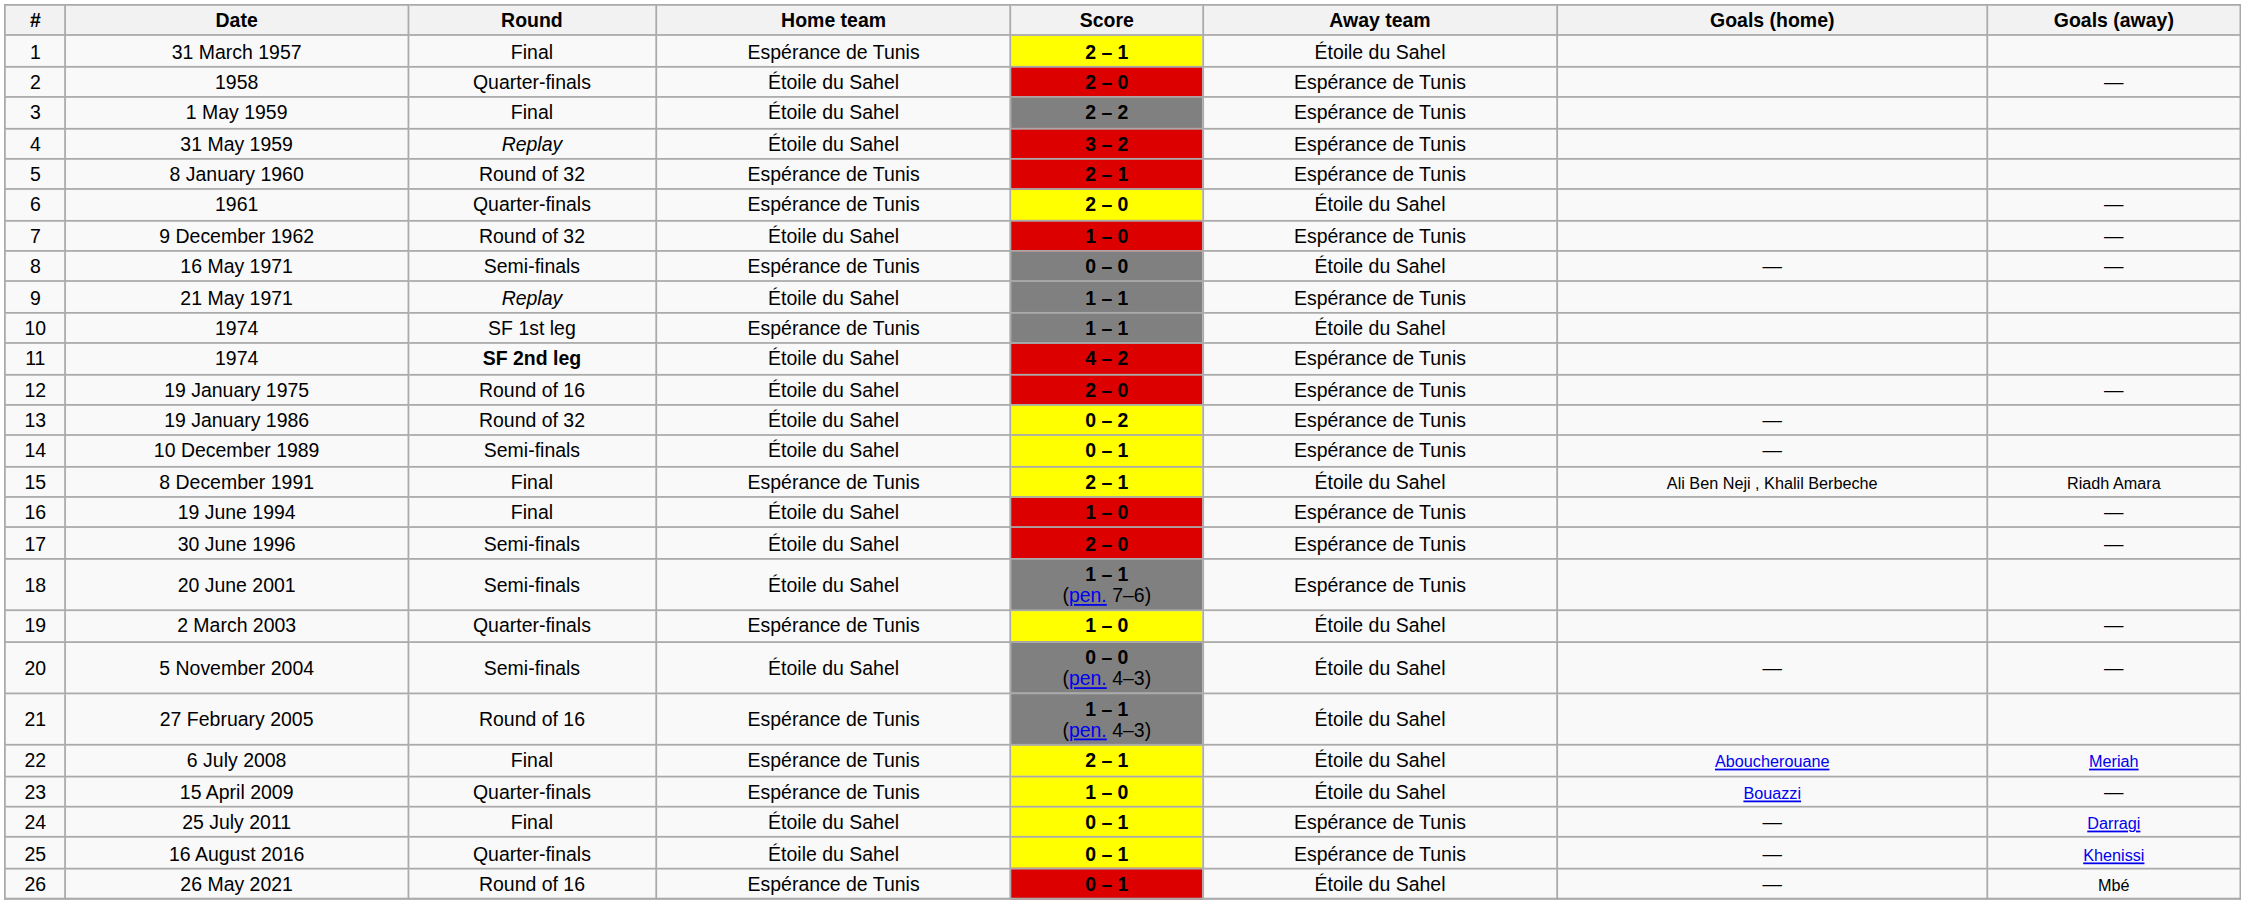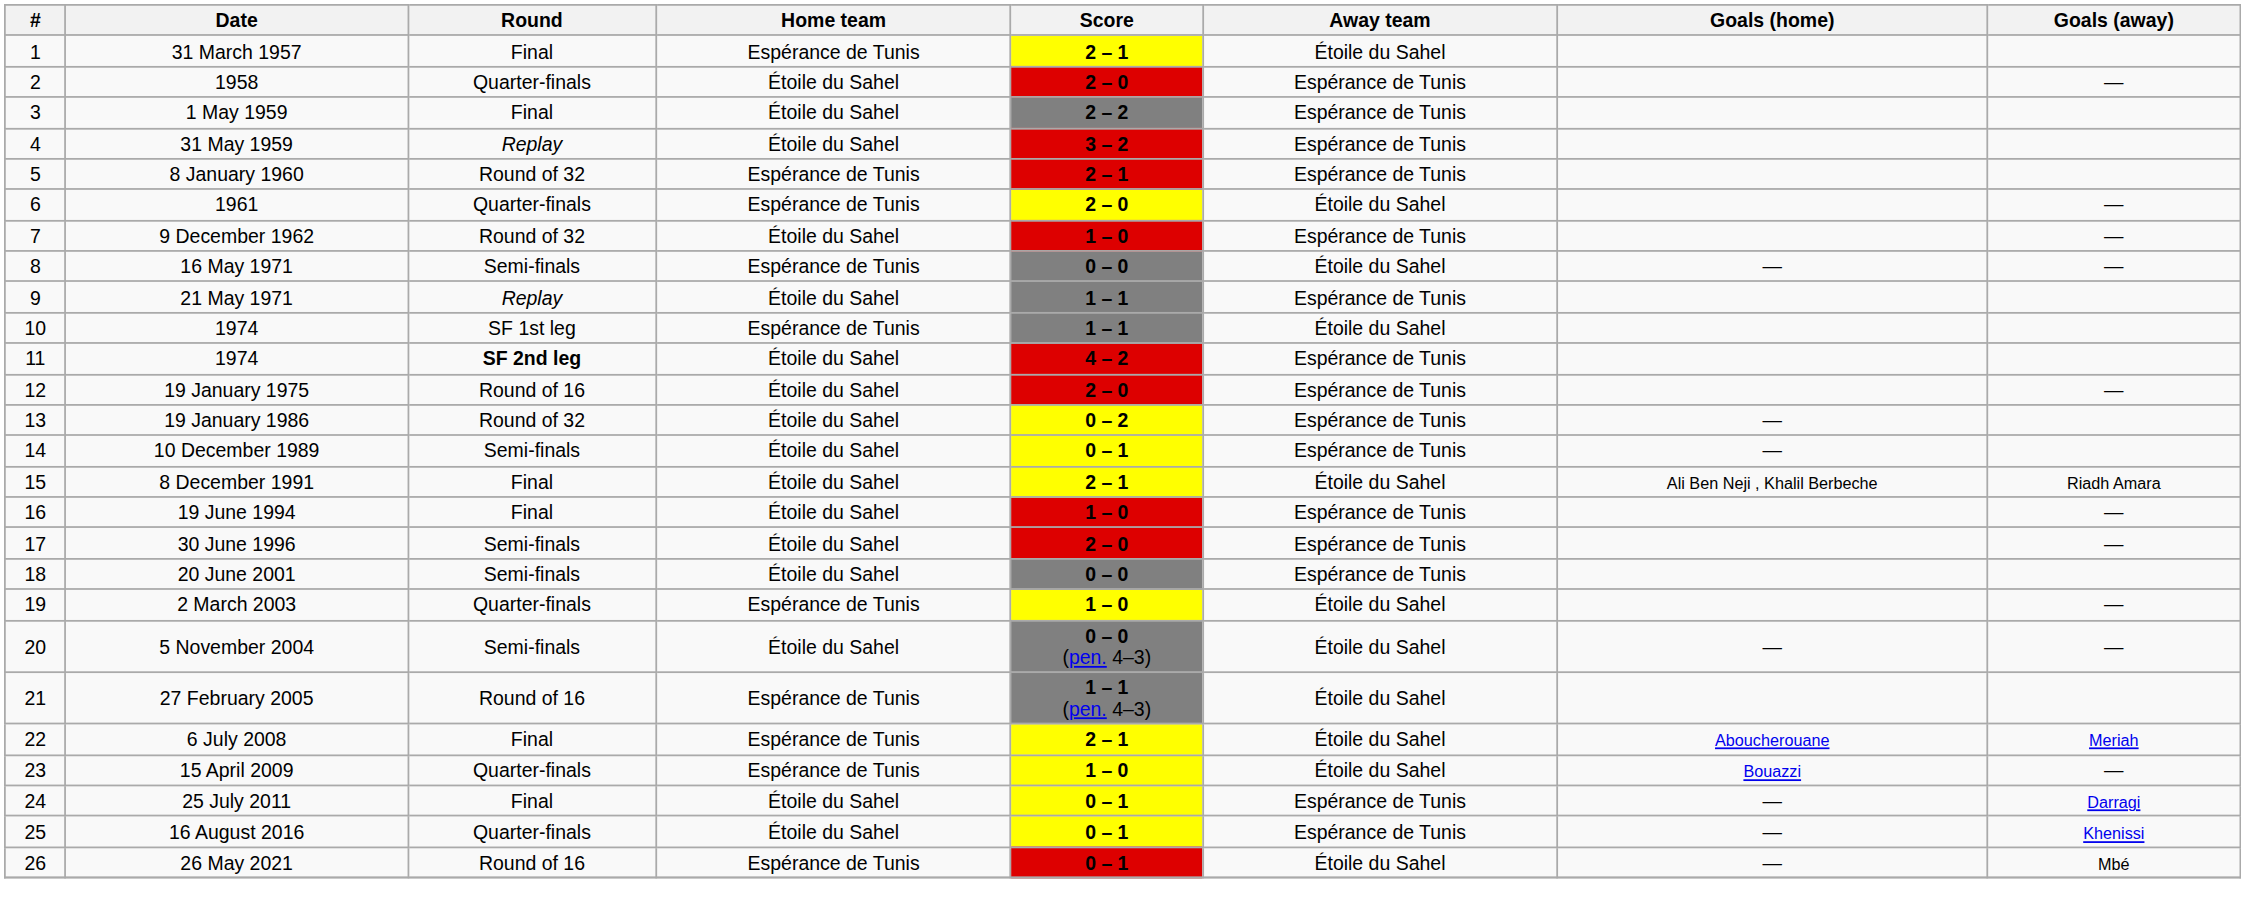(834, 482) Espérance de Tunis -> (834, 482) Étoile du Sahel
(1107, 584) 1 – 1 (pen. 7–6) -> (1107, 574) 0 – 0
